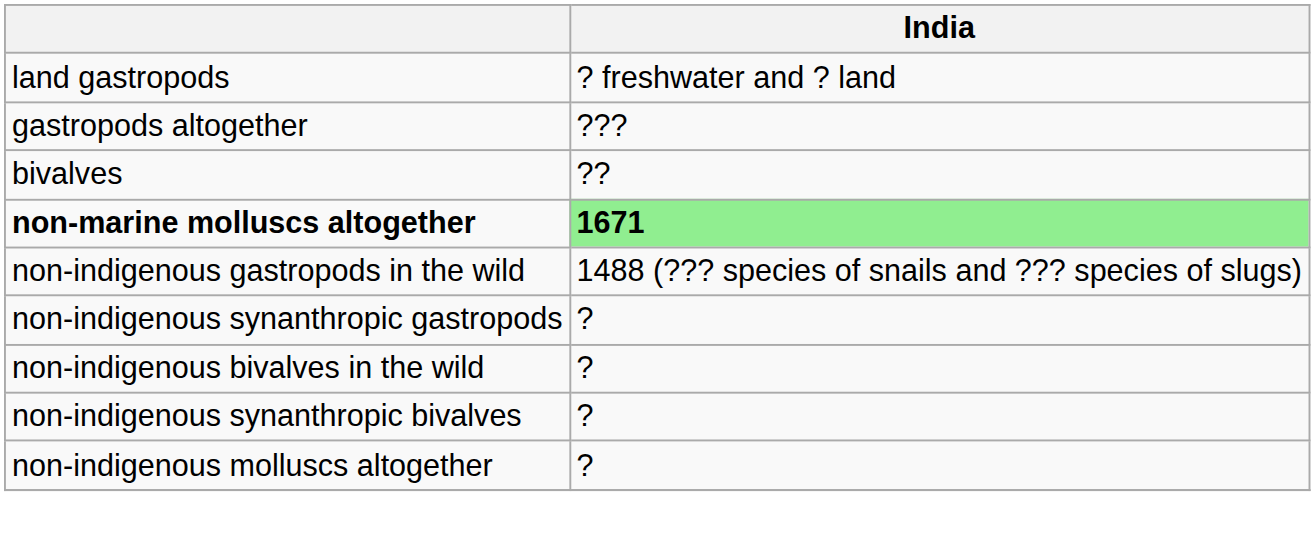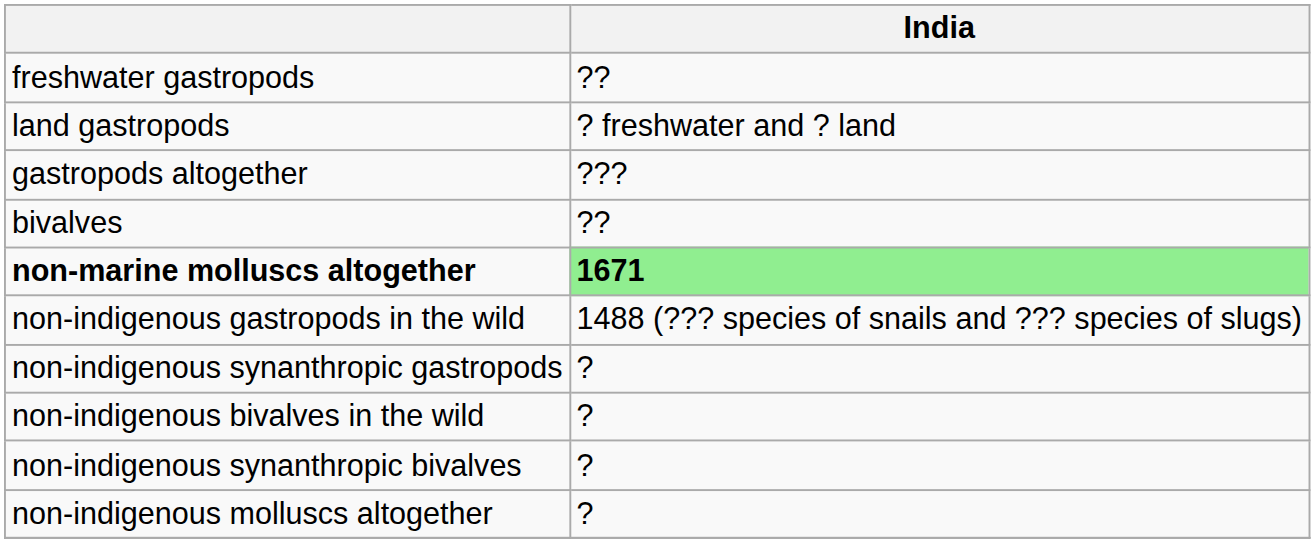+ row: (163, 77)
